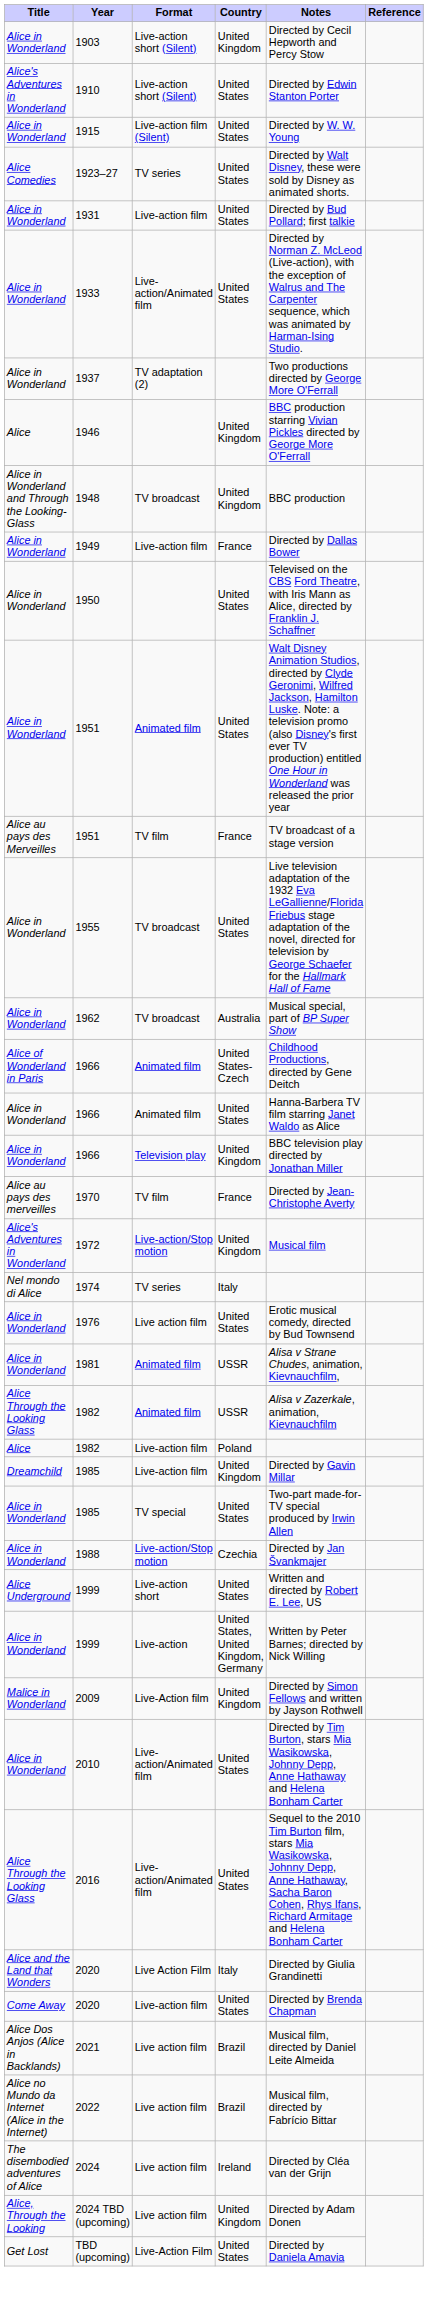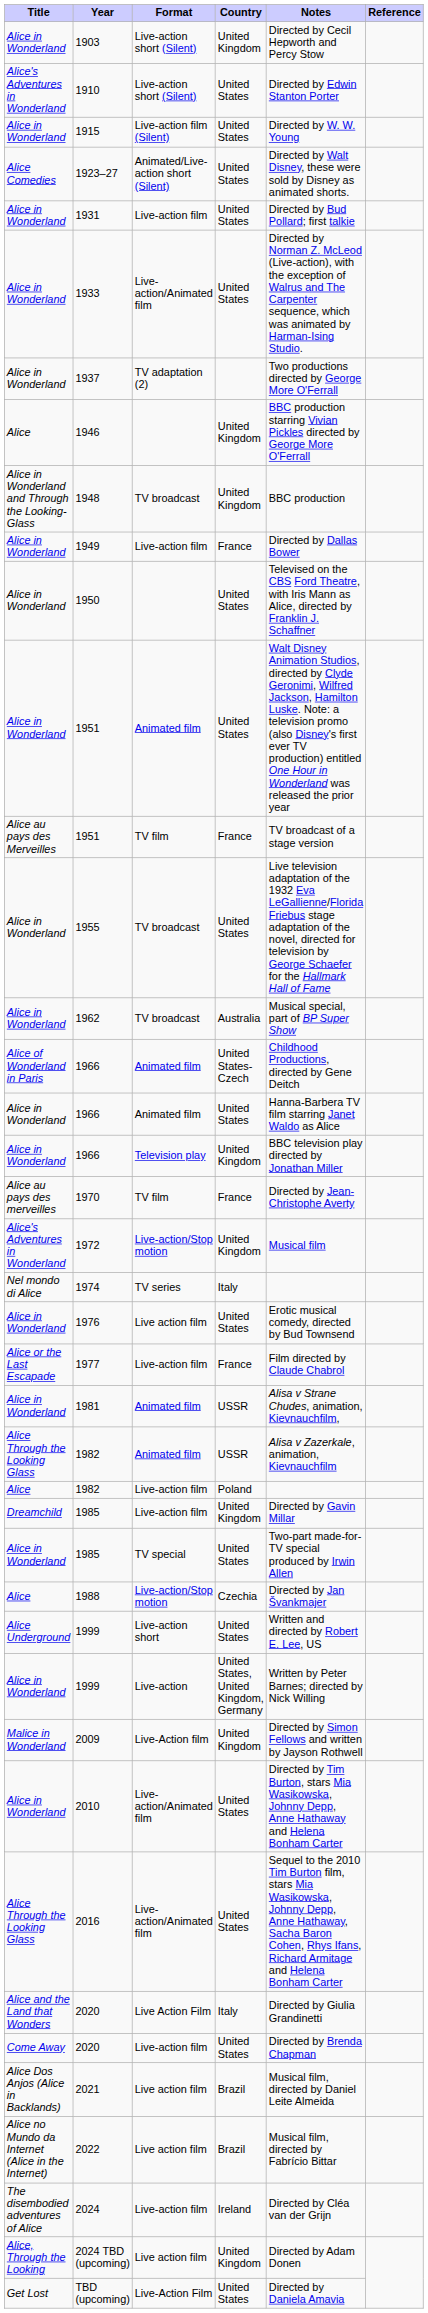(158, 173) TV series -> (171, 173) Animated/Live-action short (Silent)
+ row: (87, 1364)
(36, 1555) Alice in Wonderland -> (19, 1596) Alice
(171, 2168) Live action film -> (171, 2209) Live-action film
